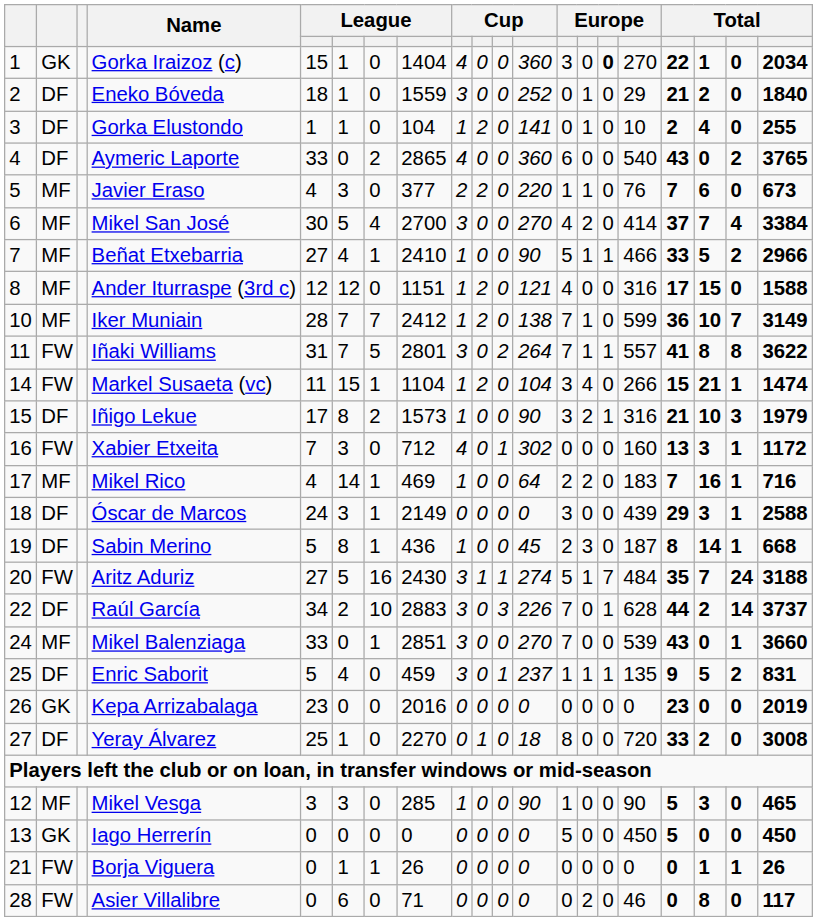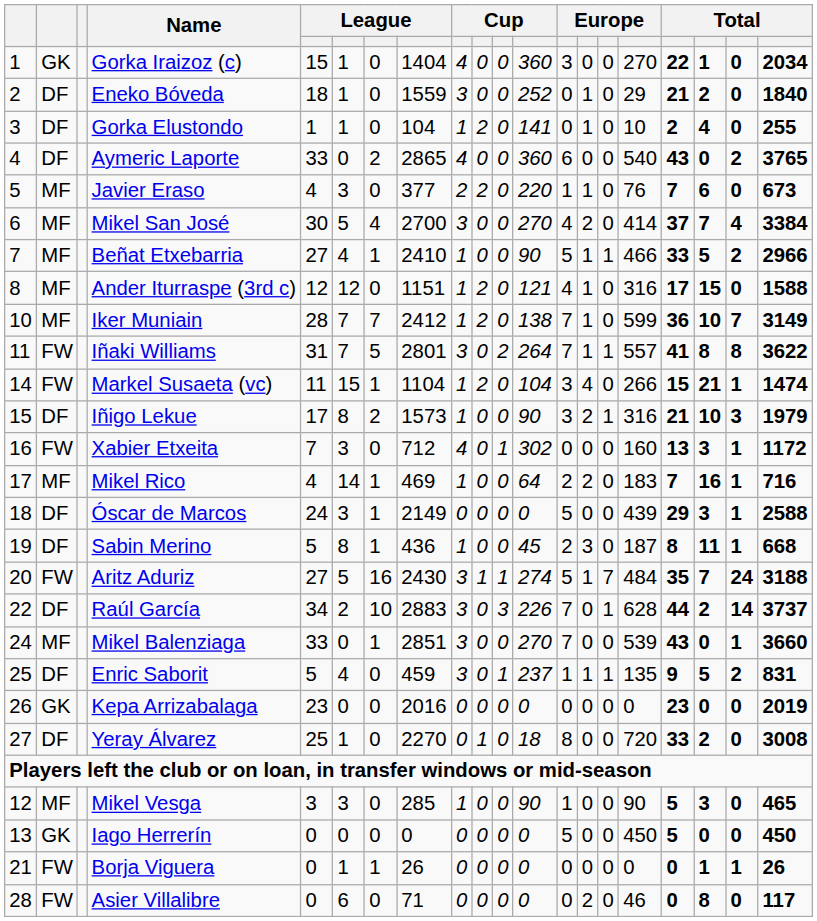(608, 62) bold -> (608, 62) normal
(588, 287) 0 -> (588, 287) 1
(567, 513) 3 -> (567, 513) 5
(710, 545) 14 -> (709, 545) 11
